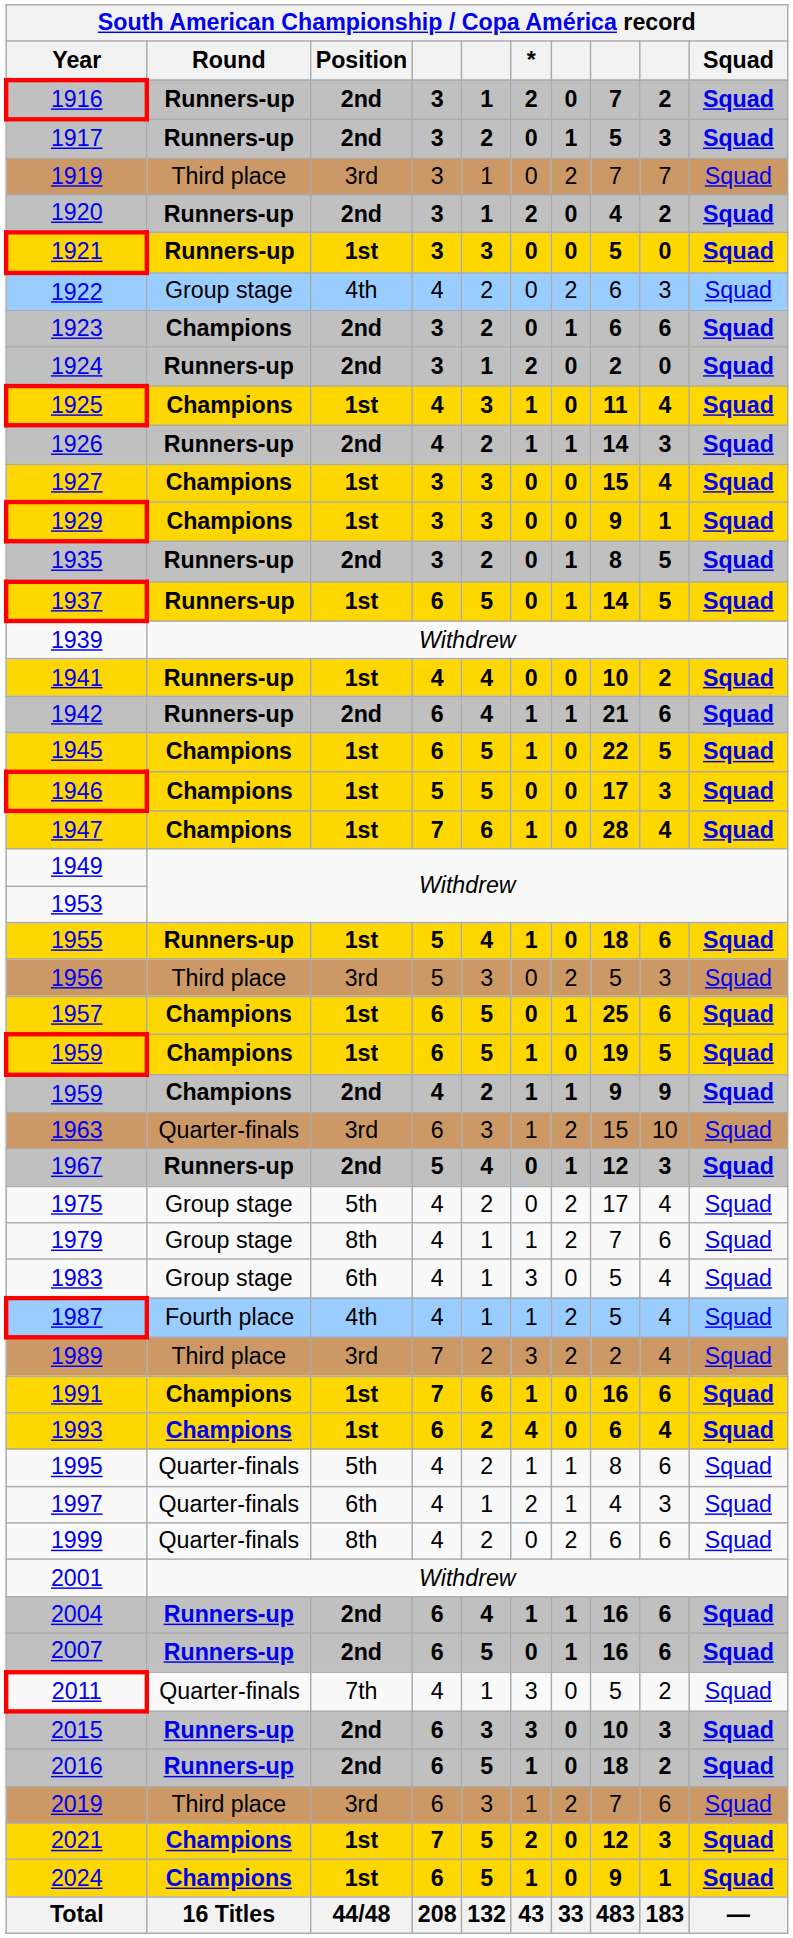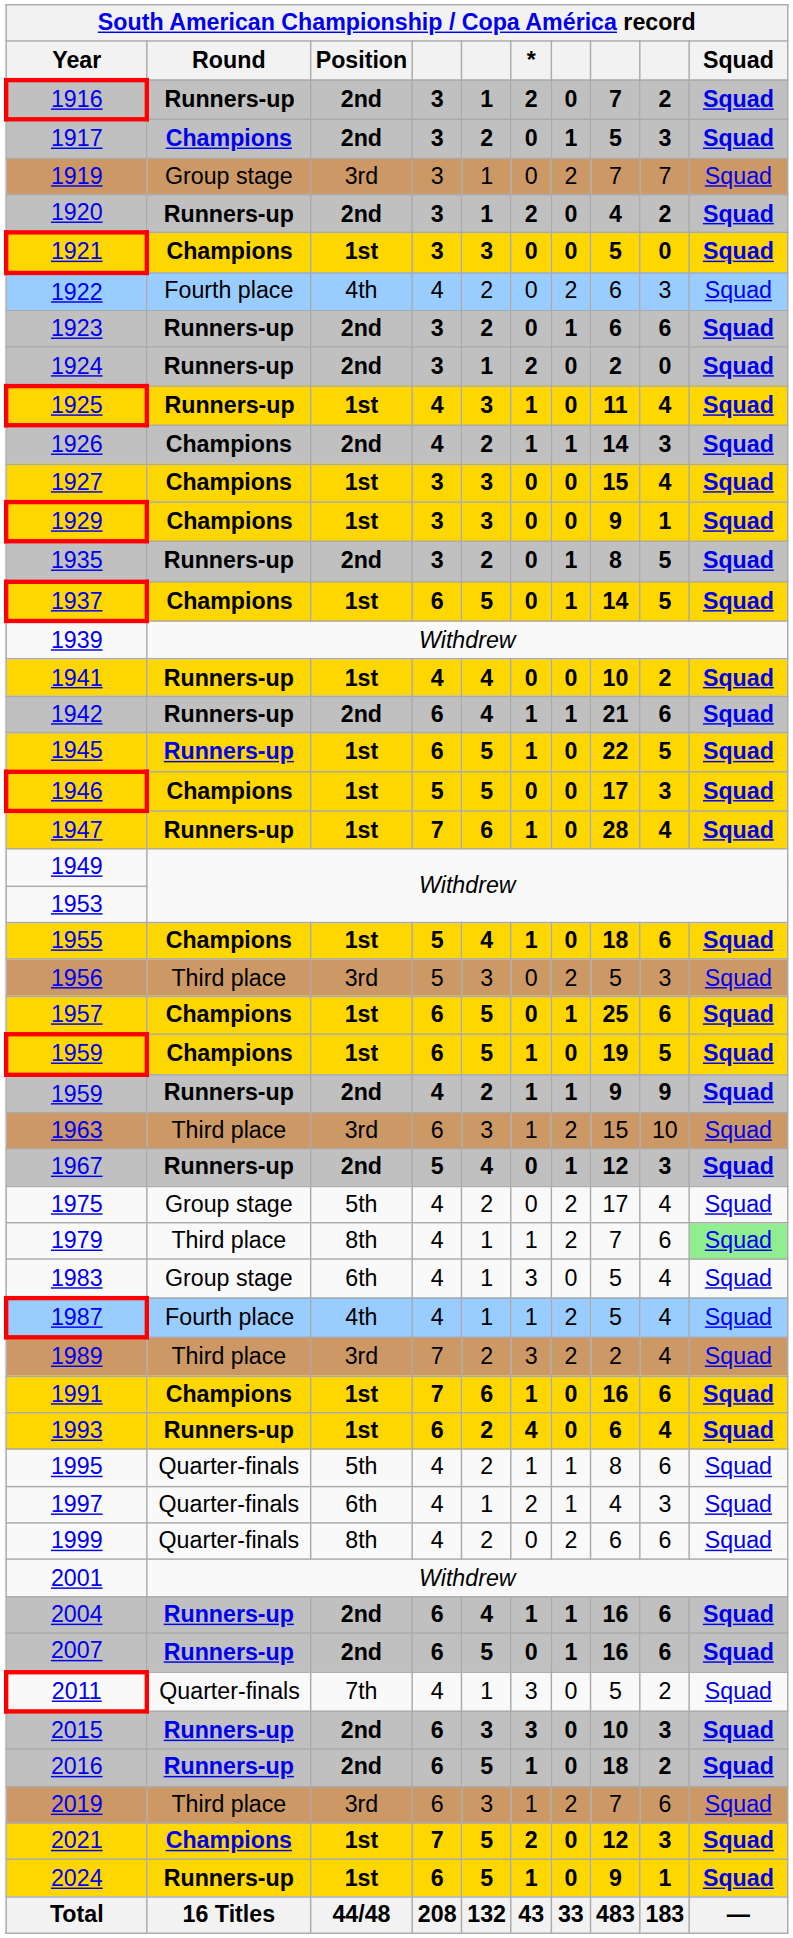(229, 138) Runners-up -> (229, 138) Champions
(229, 175) Third place -> (229, 175) Group stage
(230, 252) Runners-up -> (230, 252) Champions
(229, 291) Group stage -> (229, 291) Fourth place
(229, 328) Champions -> (229, 328) Runners-up
(230, 405) Champions -> (230, 405) Runners-up
(229, 444) Runners-up -> (229, 444) Champions
(230, 600) Runners-up -> (230, 600) Champions
(229, 751) Champions -> (229, 751) Runners-up
(229, 829) Champions -> (229, 829) Runners-up
(229, 940) Runners-up -> (229, 940) Champions
(229, 1092) Champions -> (229, 1092) Runners-up
(229, 1130) Quarter-finals -> (229, 1130) Third place
(229, 1240) Group stage -> (229, 1240) Third place
(738, 1240) no background -> (738, 1240) lightgreen background
(229, 1430) Champions -> (229, 1430) Runners-up
(229, 1877) Champions -> (229, 1877) Runners-up
